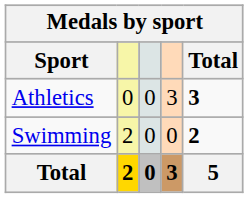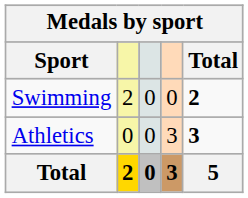rows swapped: (53, 97) <-> (61, 135)
